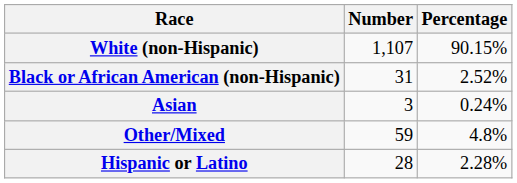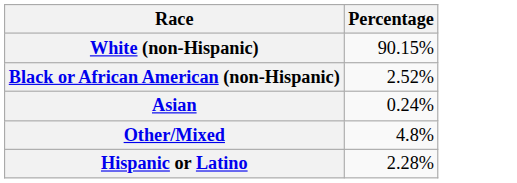- column: (381, 18)
